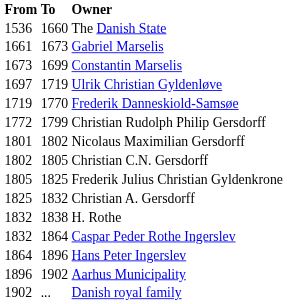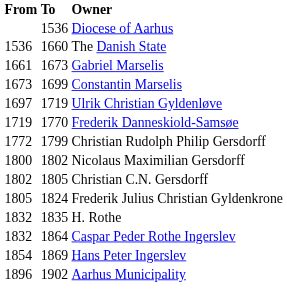+ row: (122, 28)
(18, 141) 1801 -> (18, 160) 1800
(54, 179) 1825 -> (54, 198) 1824
- row: (133, 198)
(54, 217) 1838 -> (54, 217) 1835
(18, 255) 1864 -> (18, 255) 1854
(54, 255) 1896 -> (54, 255) 1869
- row: (127, 293)
